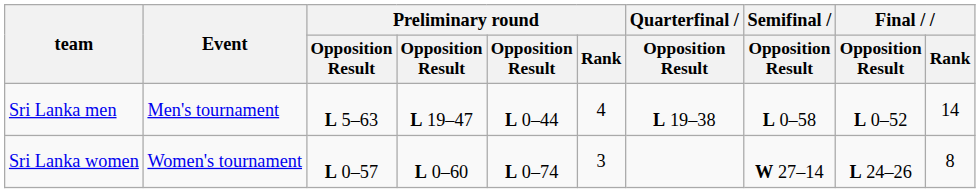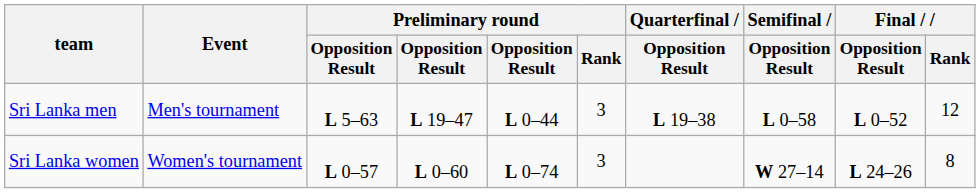(601, 109) 4 -> (601, 109) 3
(950, 109) 14 -> (950, 109) 12
